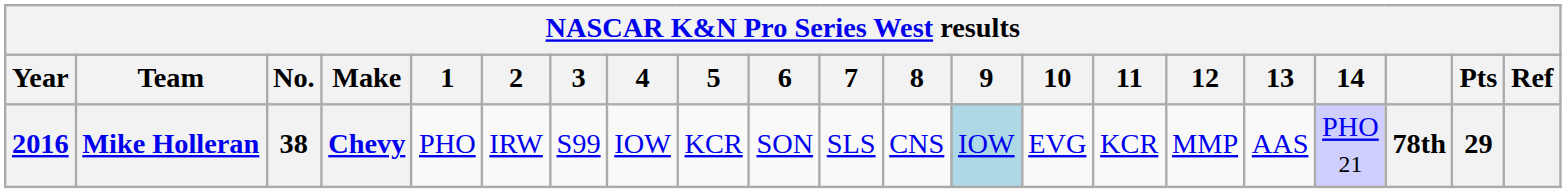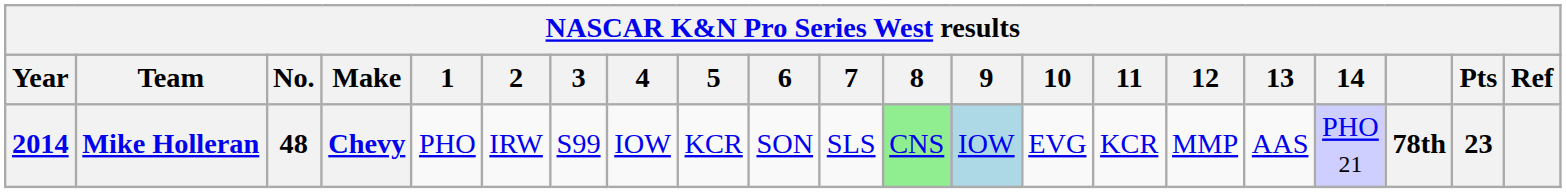(40, 144) 2016 -> (40, 144) 2014
(294, 144) 38 -> (294, 144) 48
(917, 144) no background -> (917, 144) lightgreen background
(1478, 144) 29 -> (1478, 144) 23
